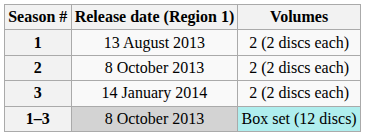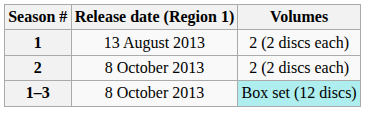- row: (38, 93)
(154, 118) lightgrey background -> (154, 93) no background
